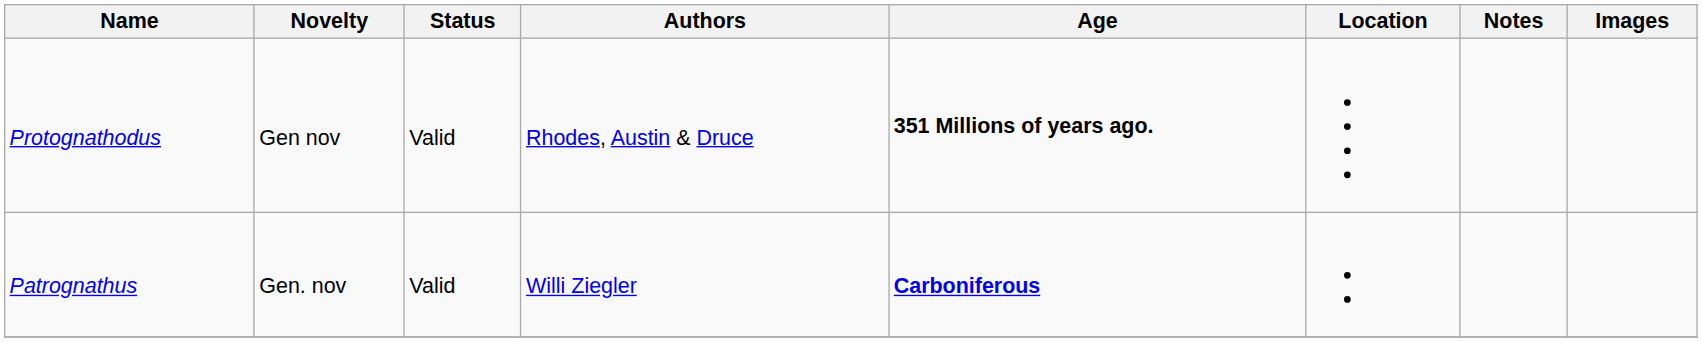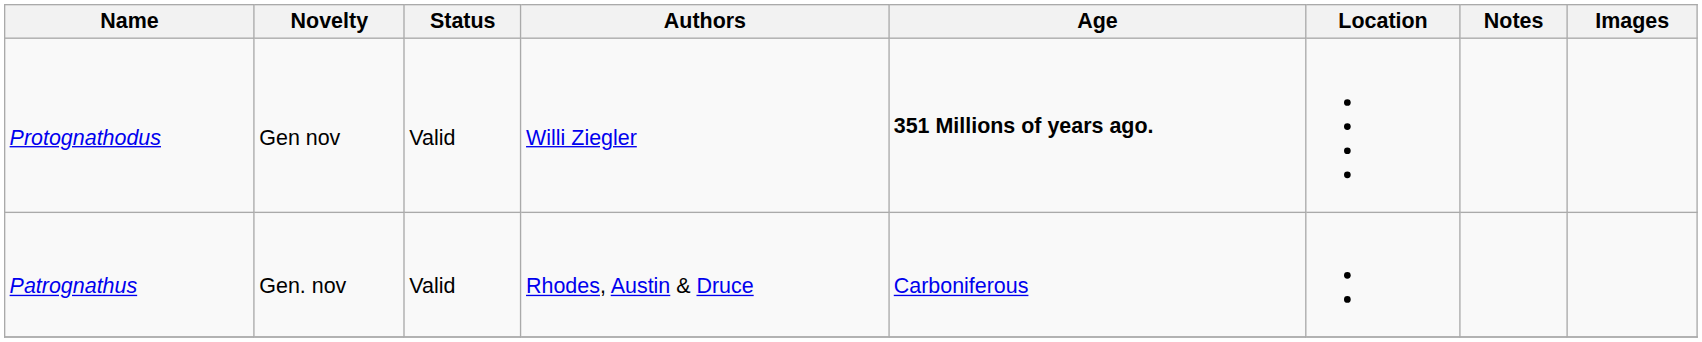(640, 137) Rhodes, Austin & Druce -> (581, 137) Willi Ziegler
(581, 286) Willi Ziegler -> (640, 286) Rhodes, Austin & Druce
(967, 286) bold -> (961, 286) normal
